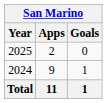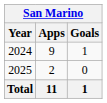rows swapped: (20, 70) <-> (20, 51)
